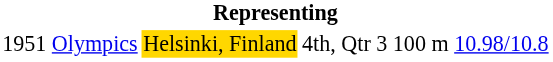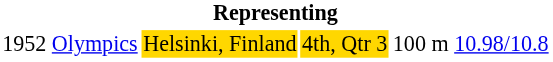(24, 43) 1951 -> (24, 43) 1952
(345, 43) no background -> (345, 43) gold background
